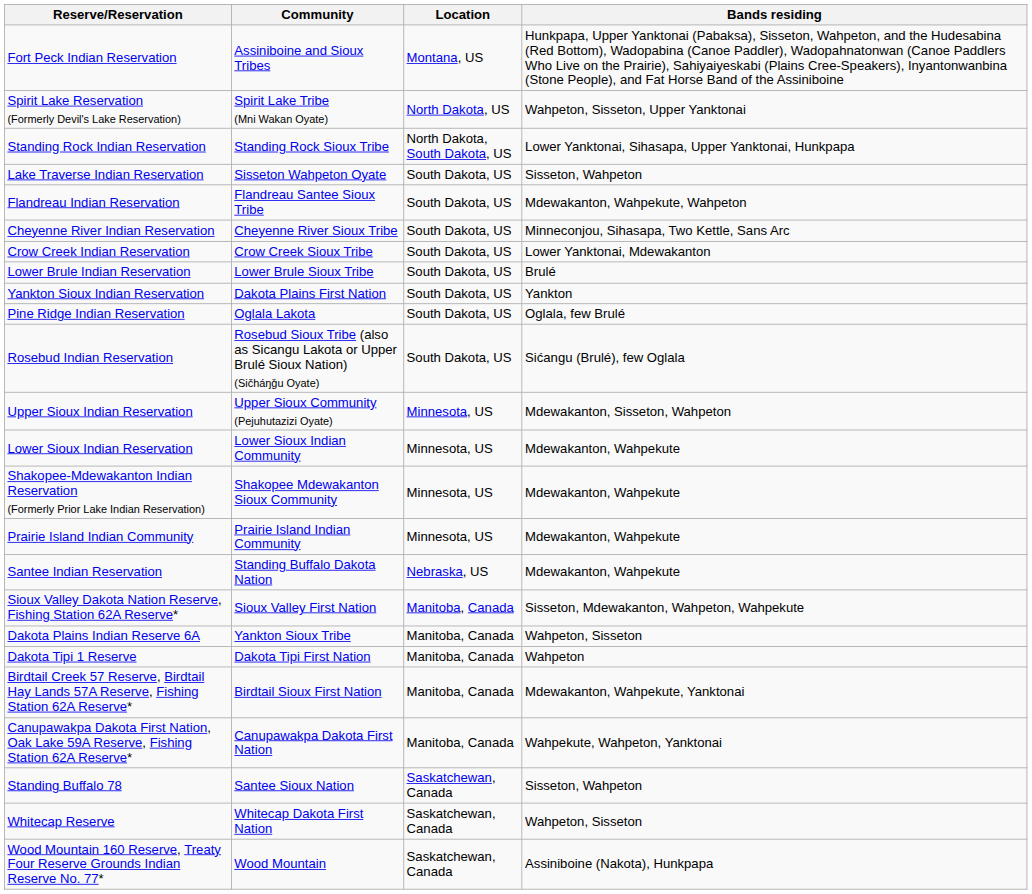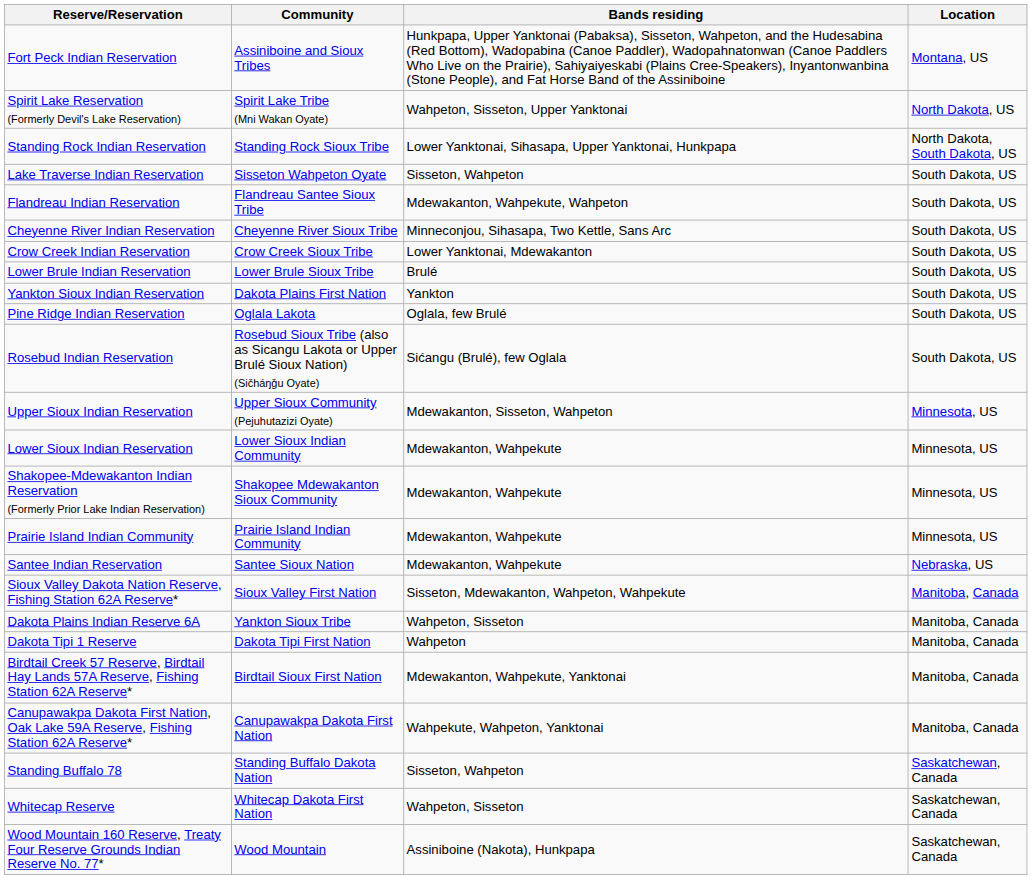columns swapped: (774, 14) <-> (463, 14)
(305, 572) Standing Buffalo Dakota Nation -> (294, 564) Santee Sioux Nation
(294, 785) Santee Sioux Nation -> (305, 770) Standing Buffalo Dakota Nation
